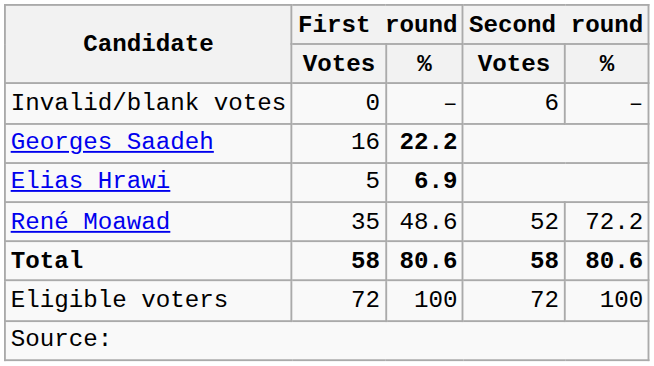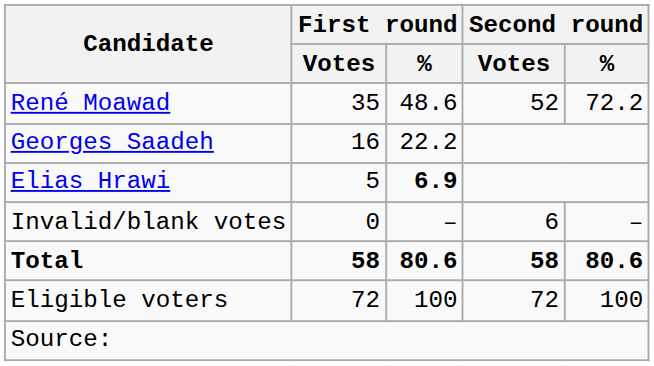rows swapped: (91, 222) <-> (149, 103)
(429, 143) bold -> (429, 143) normal
